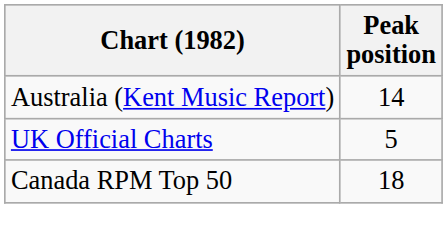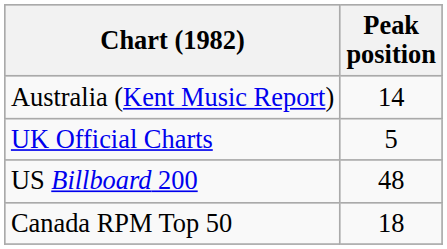+ row: (104, 180)
